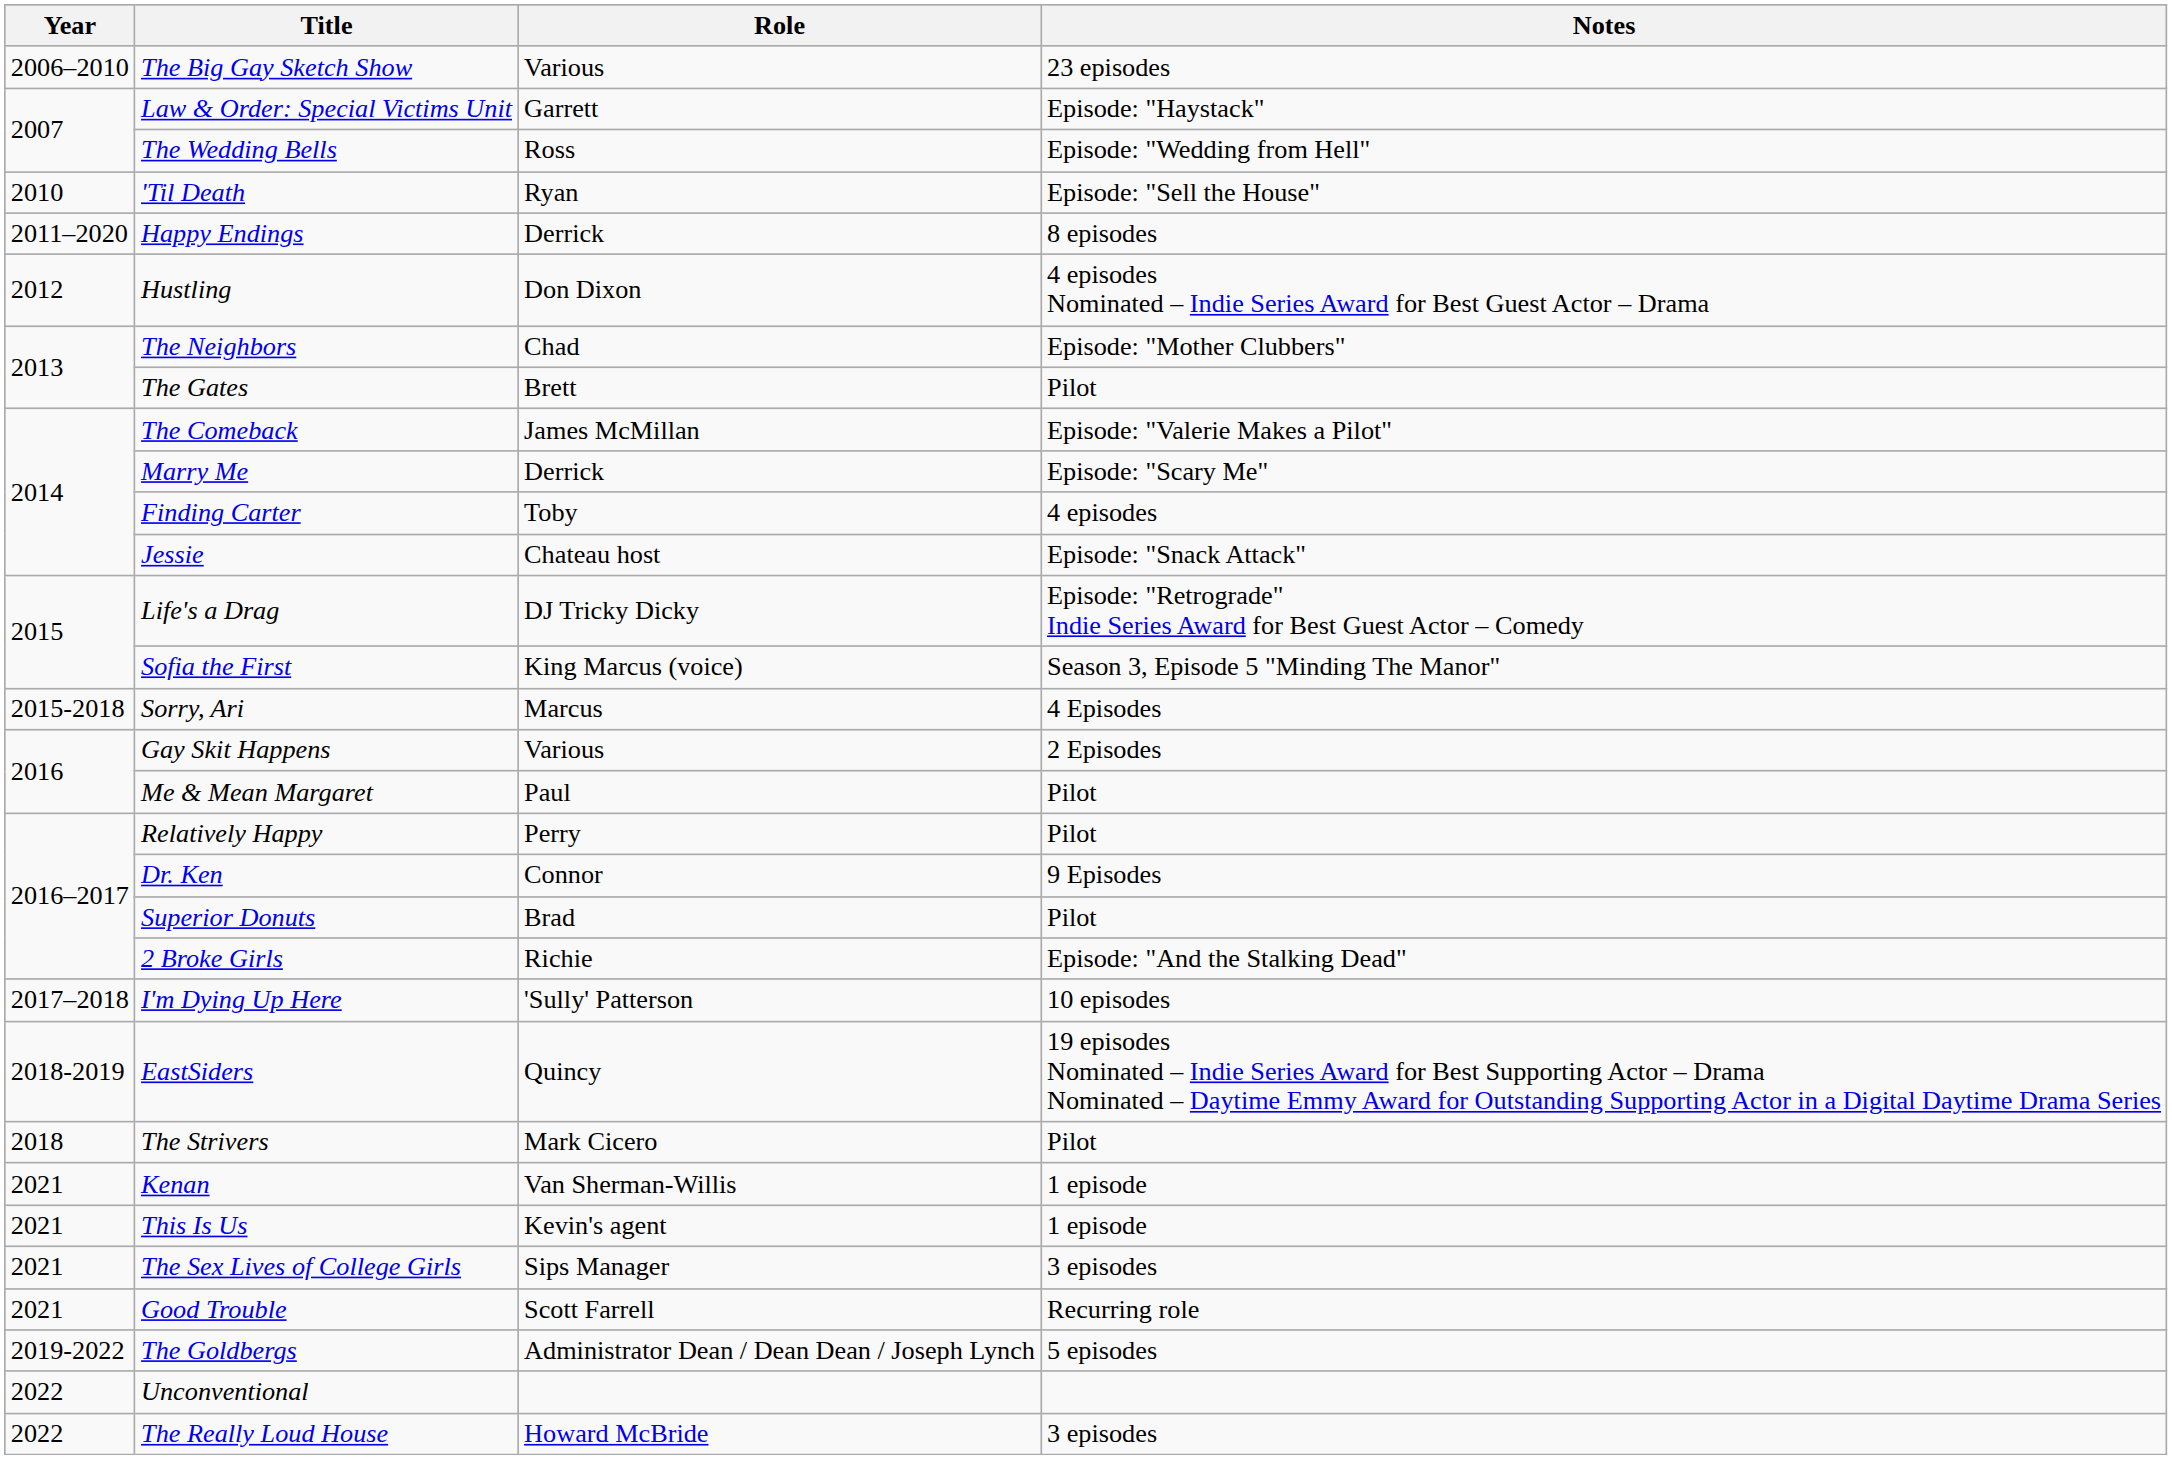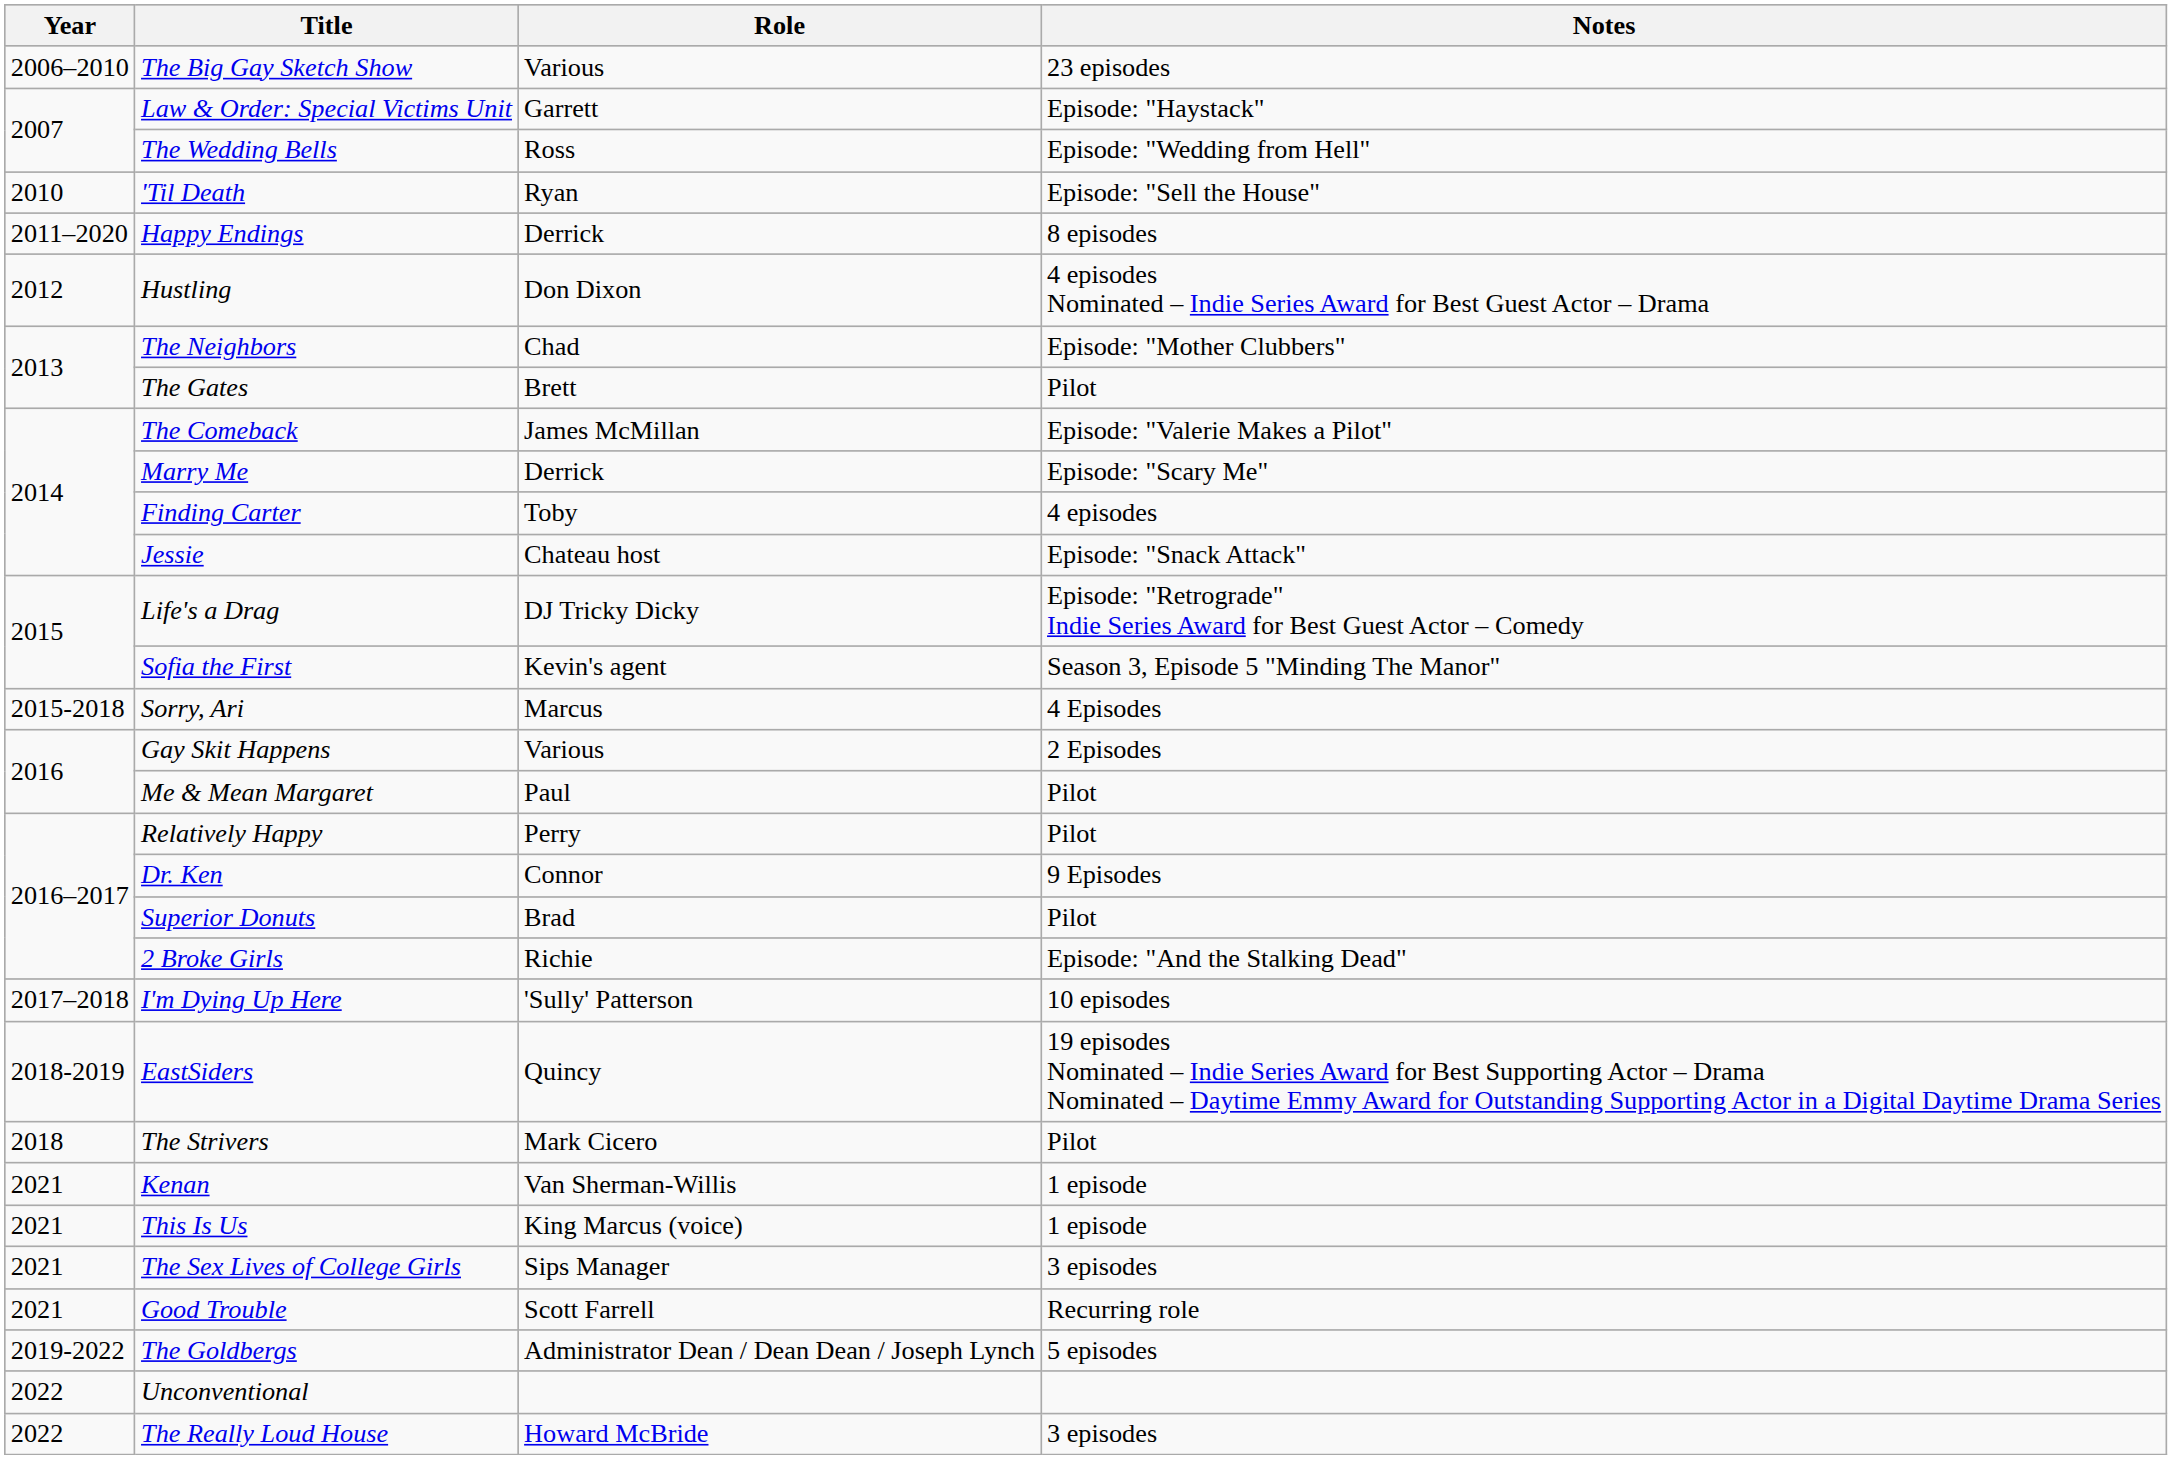(633, 666) King Marcus (voice) -> (595, 666) Kevin's agent
(595, 1225) Kevin's agent -> (633, 1225) King Marcus (voice)
